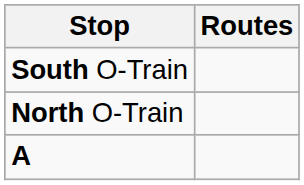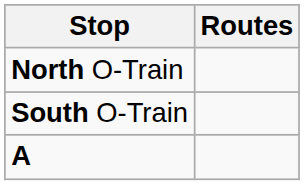rows swapped: (97, 112) <-> (100, 69)
